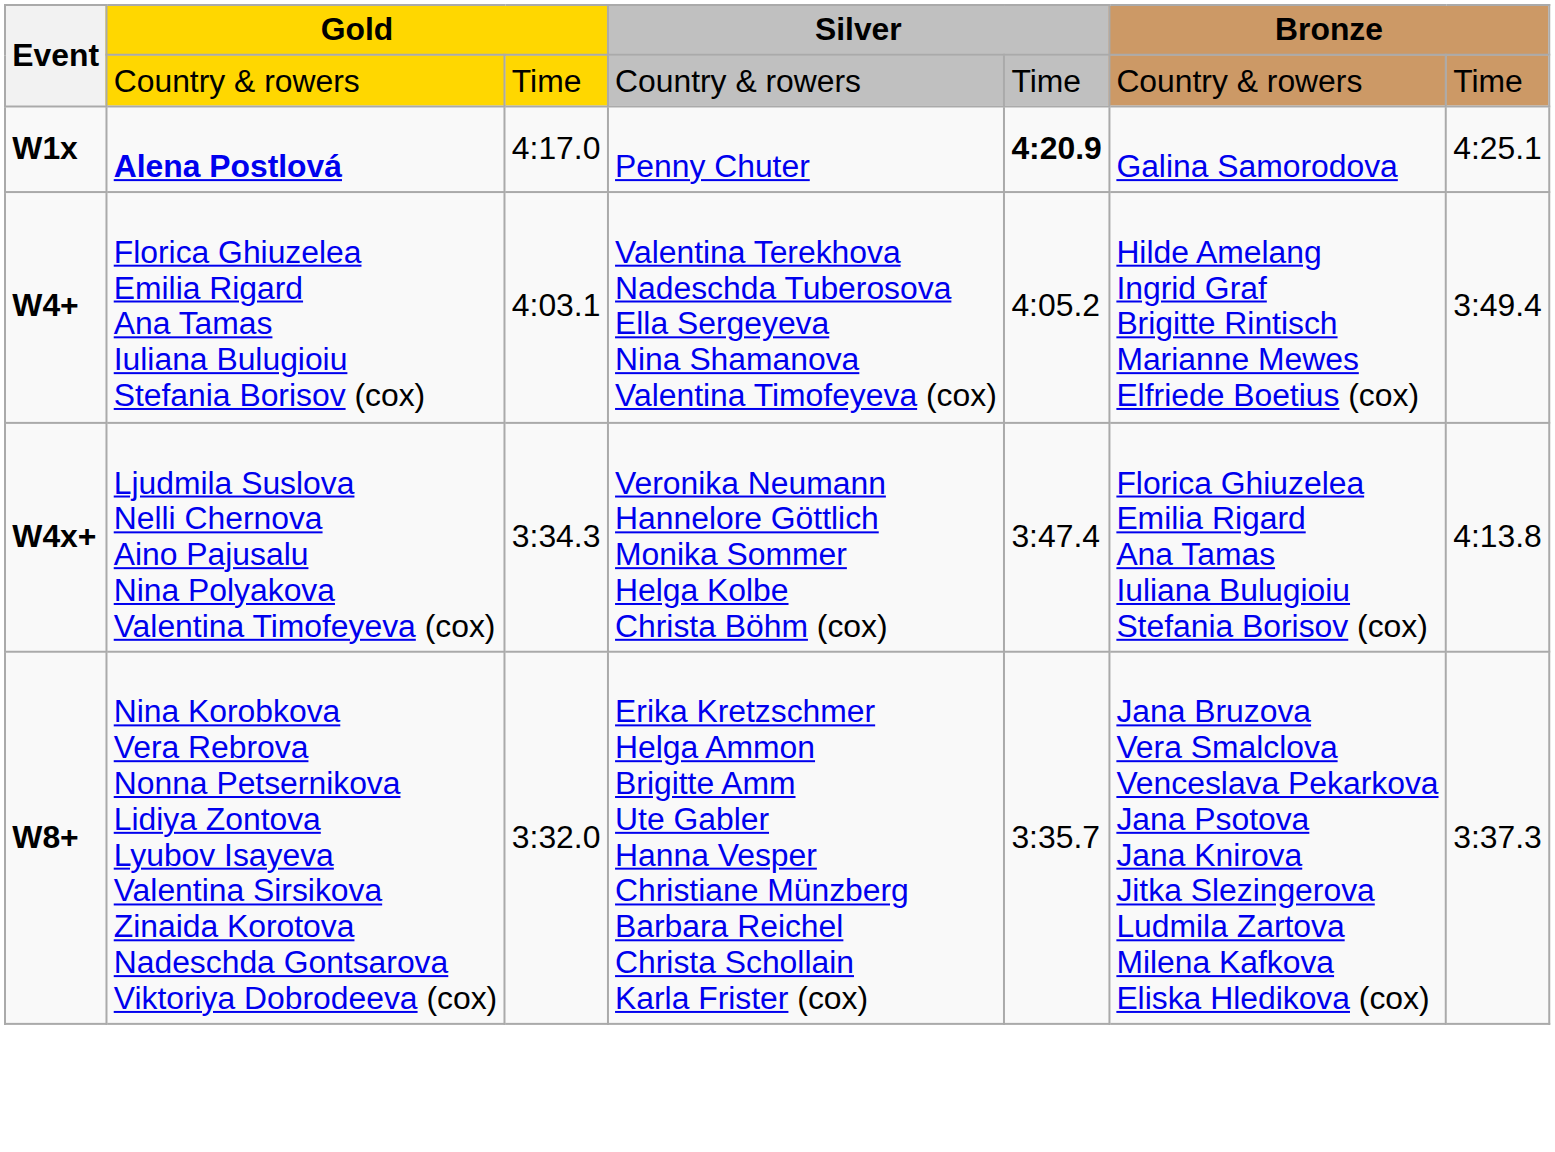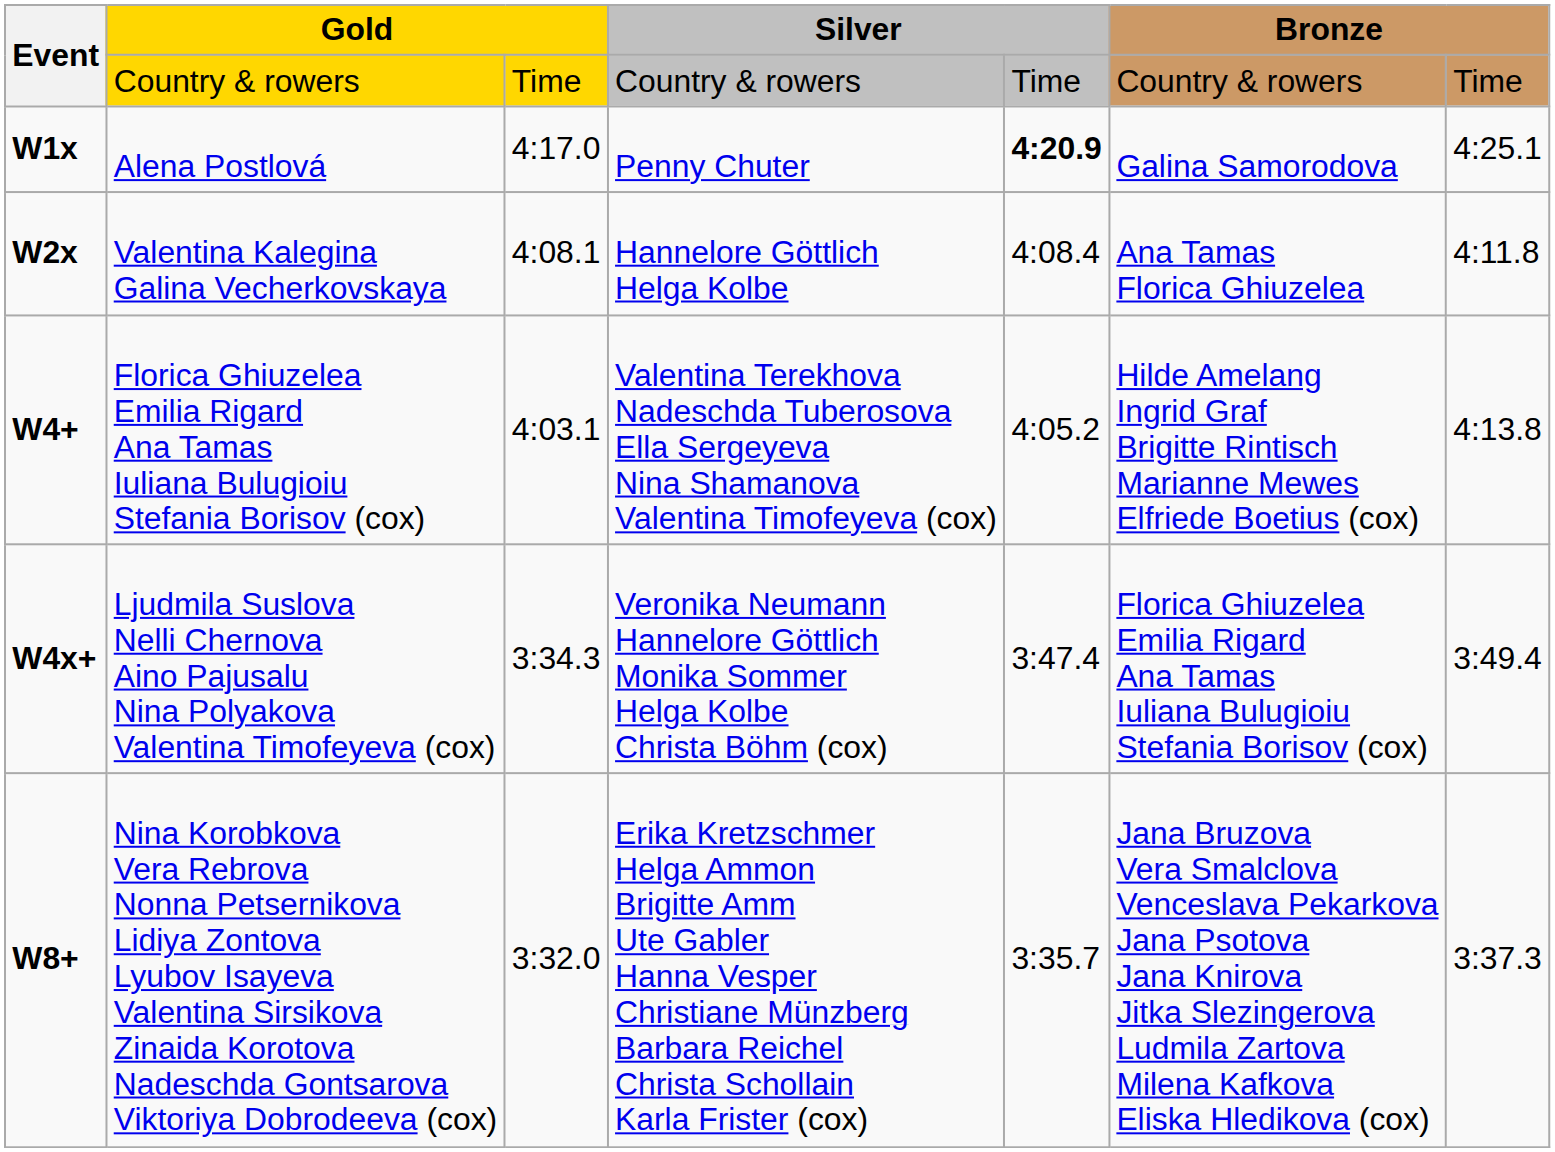(228, 166) bold -> (220, 166) normal
+ row: (45, 252)
(1497, 306) 3:49.4 -> (1497, 428) 4:13.8
(1497, 536) 4:13.8 -> (1497, 658) 3:49.4
